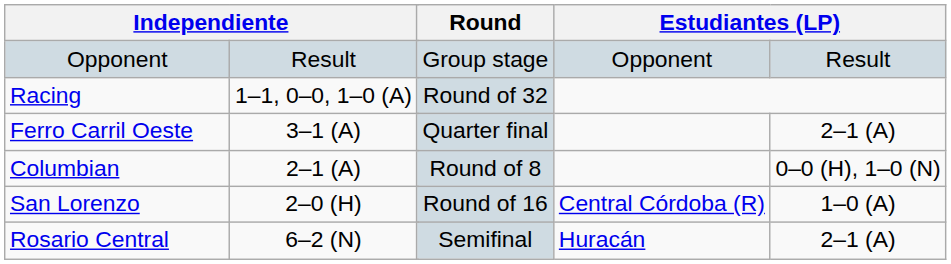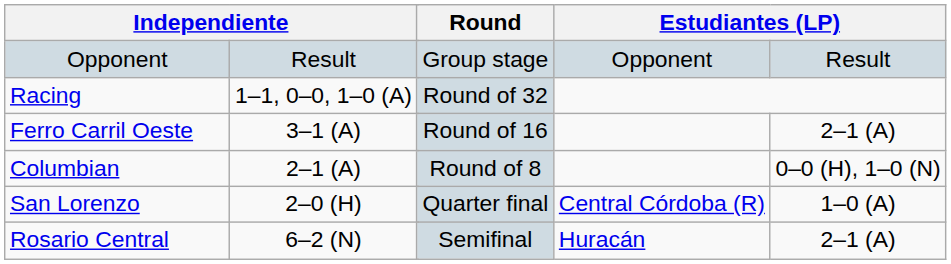(485, 131) Quarter final -> (485, 131) Round of 16
(485, 204) Round of 16 -> (485, 204) Quarter final
